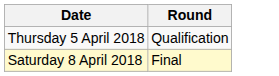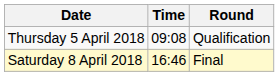+ column: (169, 15)
